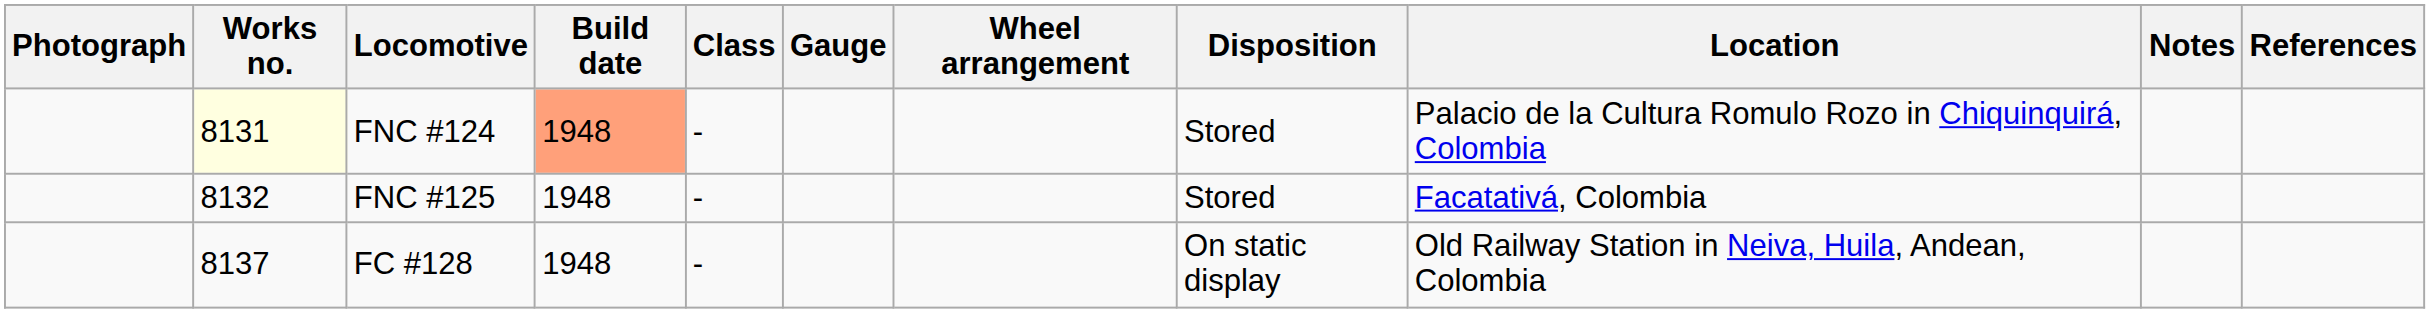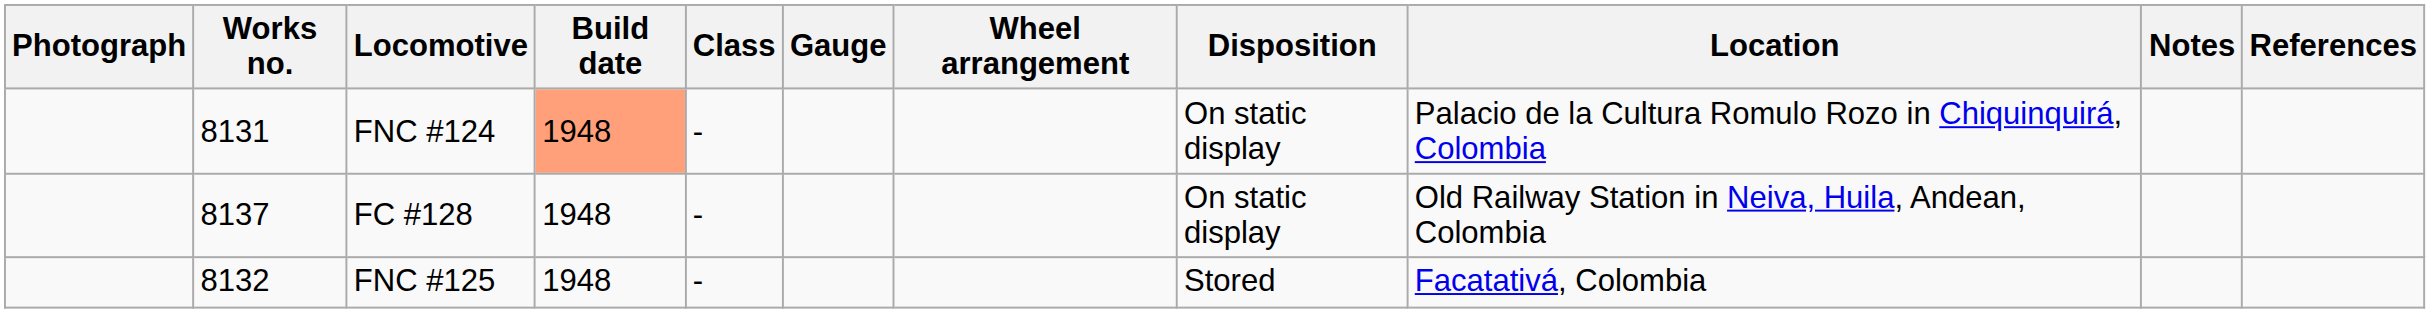(235, 130) lightyellow background -> (235, 130) no background
(1230, 130) Stored -> (1245, 130) On static display
rows swapped: (425, 197) <-> (413, 264)
